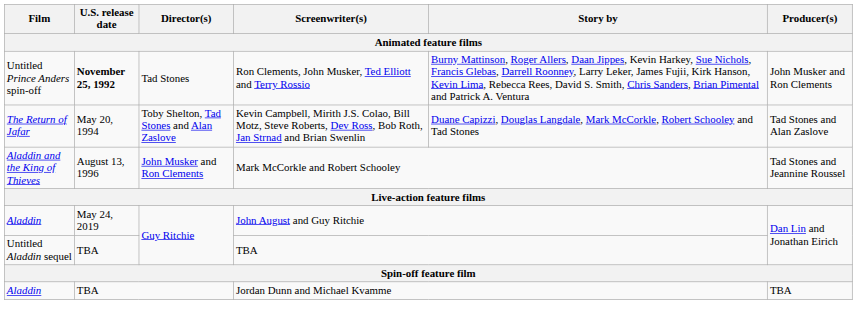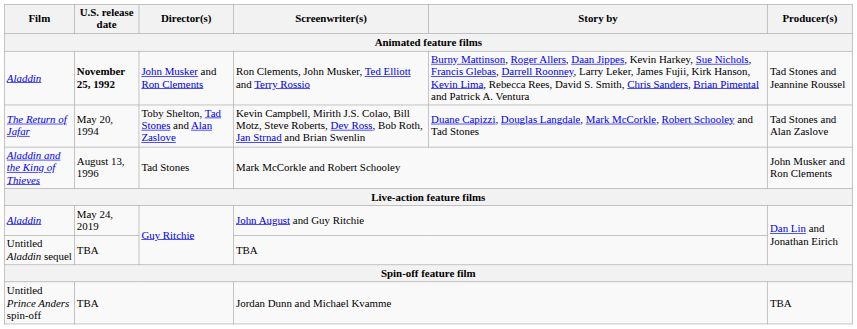(38, 78) Untitled Prince Anders spin-off -> (24, 78) Aladdin
(165, 78) Tad Stones -> (179, 78) John Musker and Ron Clements
(807, 78) John Musker and Ron Clements -> (808, 78) Tad Stones and Jeannine Roussel
(179, 167) John Musker and Ron Clements -> (165, 167) Tad Stones
(808, 167) Tad Stones and Jeannine Roussel -> (807, 167) John Musker and Ron Clements
(24, 290) Aladdin -> (38, 303) Untitled Prince Anders spin-off
